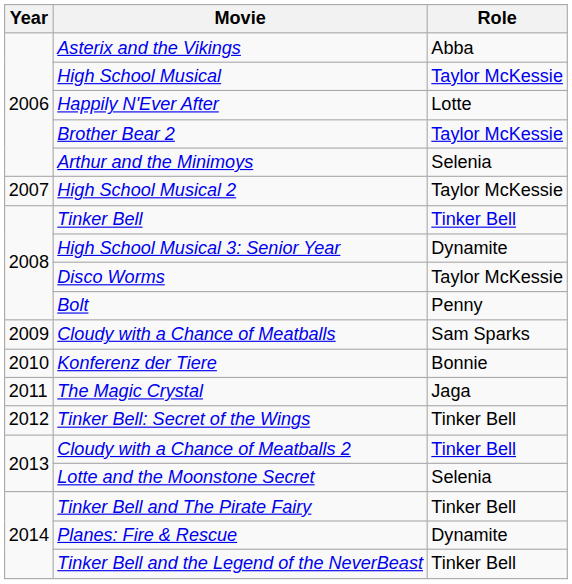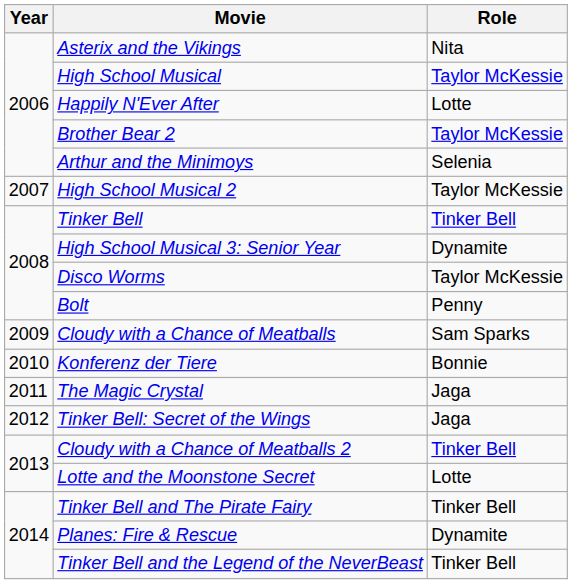(452, 47) Abba -> (447, 47) Nita
(474, 420) Tinker Bell -> (451, 420) Jaga
(461, 477) Selenia -> (451, 477) Lotte
